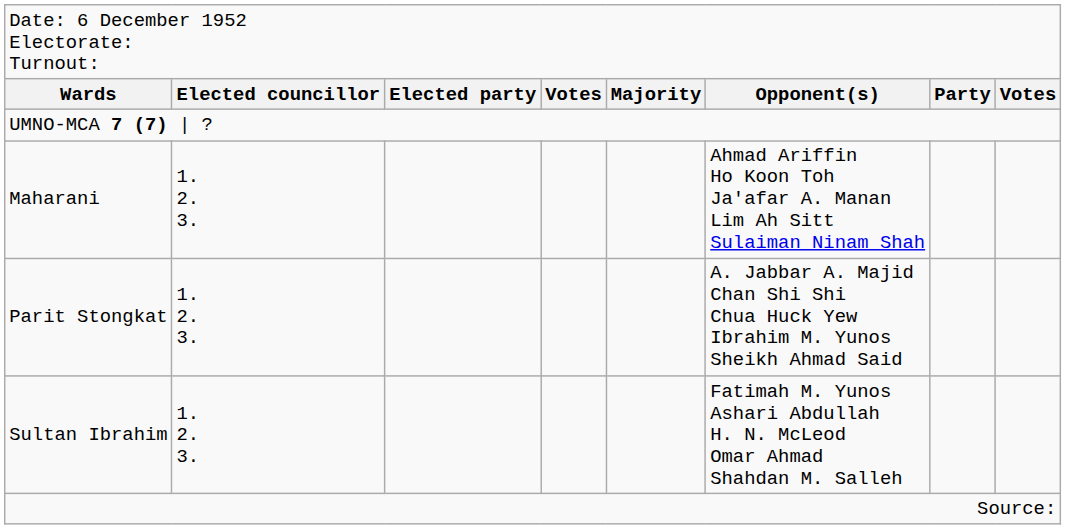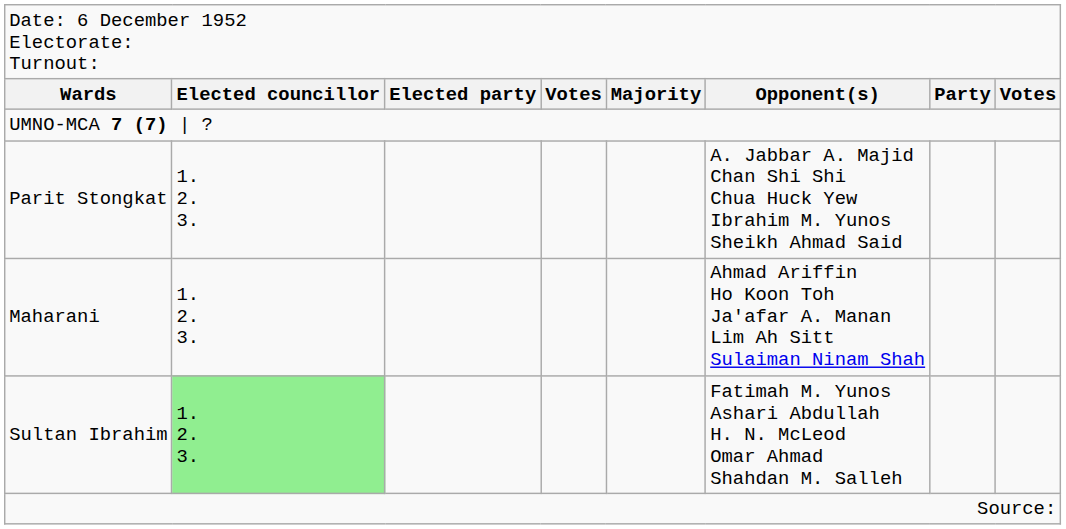rows swapped: (54, 199) <-> (88, 317)
(188, 435) no background -> (188, 435) lightgreen background
